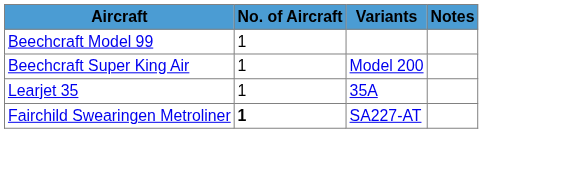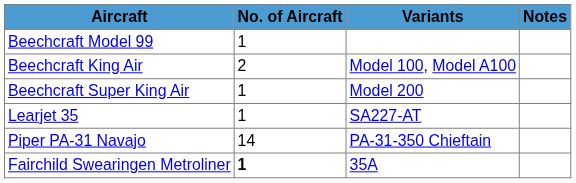+ row: (75, 66)
(364, 91) 35A -> (386, 115) SA227-AT
+ row: (77, 140)
(386, 115) SA227-AT -> (364, 165) 35A
